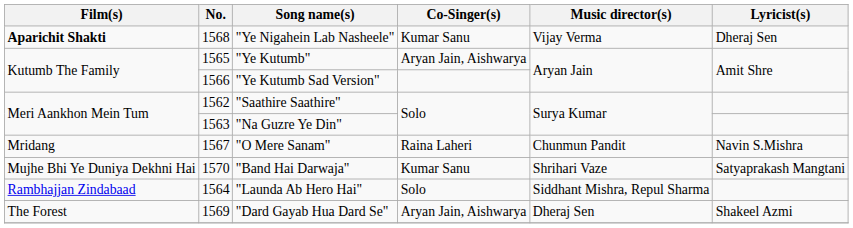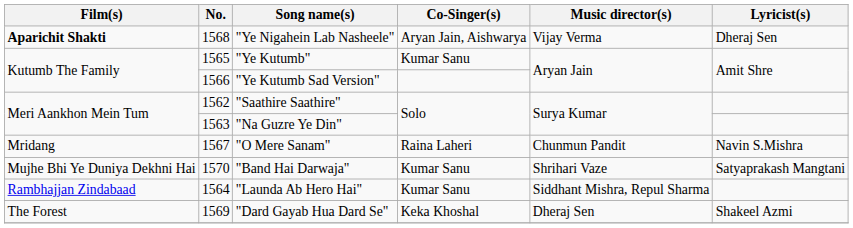(435, 37) Kumar Sanu -> (464, 37) Aryan Jain, Aishwarya
(464, 59) Aryan Jain, Aishwarya -> (435, 59) Kumar Sanu
(413, 189) Solo -> (435, 189) Kumar Sanu
(464, 211) Aryan Jain, Aishwarya -> (440, 211) Keka Khoshal
